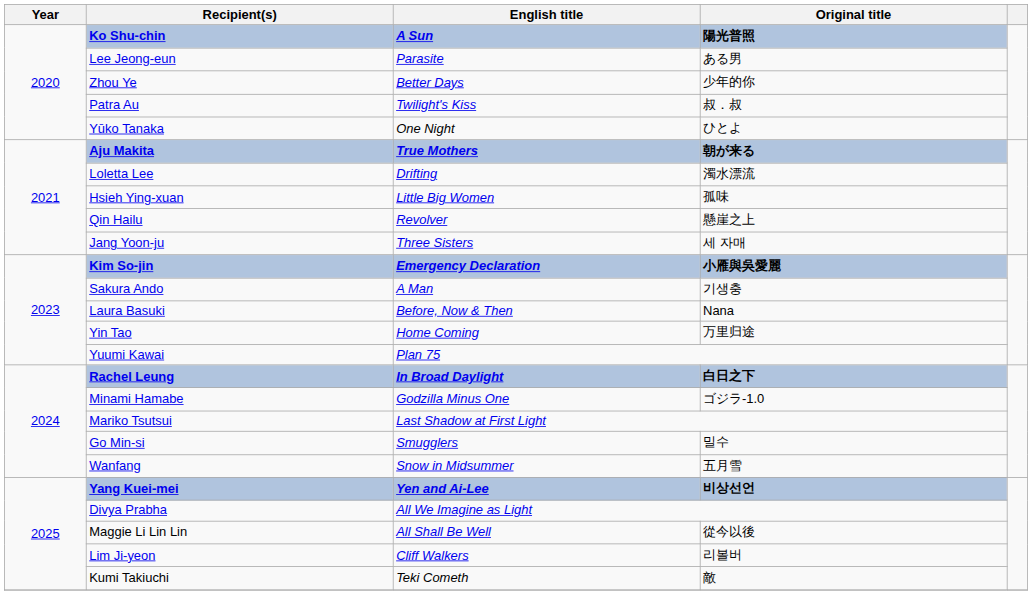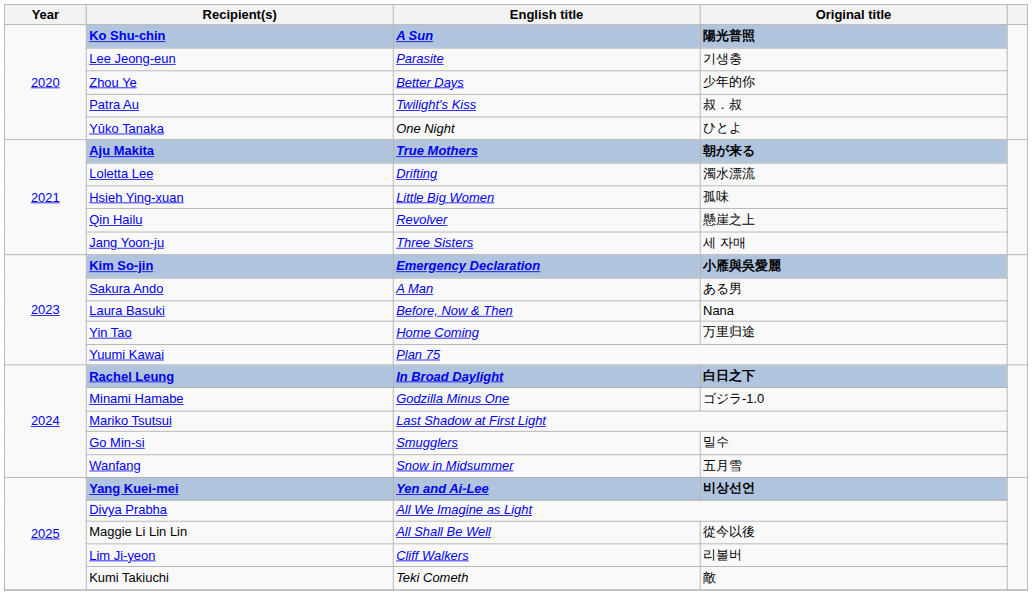(722, 59) ある男 -> (722, 59) 기생충
(722, 288) 기생충 -> (722, 288) ある男
